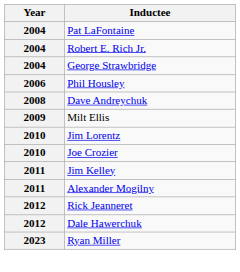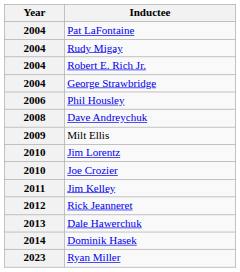+ row: (95, 48)
- row: (111, 188)
(34, 223) 2012 -> (34, 223) 2013
+ row: (102, 240)
